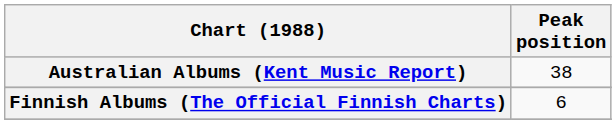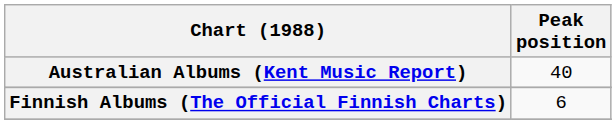(561, 73) 38 -> (561, 73) 40
